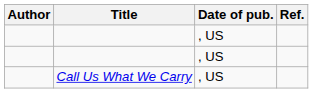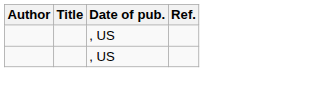- row: (29, 77)
